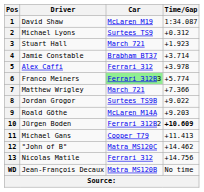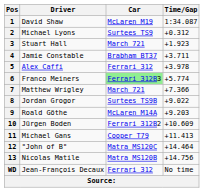(177, 56) +3.714 -> (177, 56) +3.711
(179, 124) bold -> (179, 124) normal
(179, 147) +14.462 -> (179, 147) +14.464
(130, 158) Ferrari 312 -> (132, 158) Matra MS120B
(132, 170) Matra MS120B -> (130, 170) Ferrari 312
